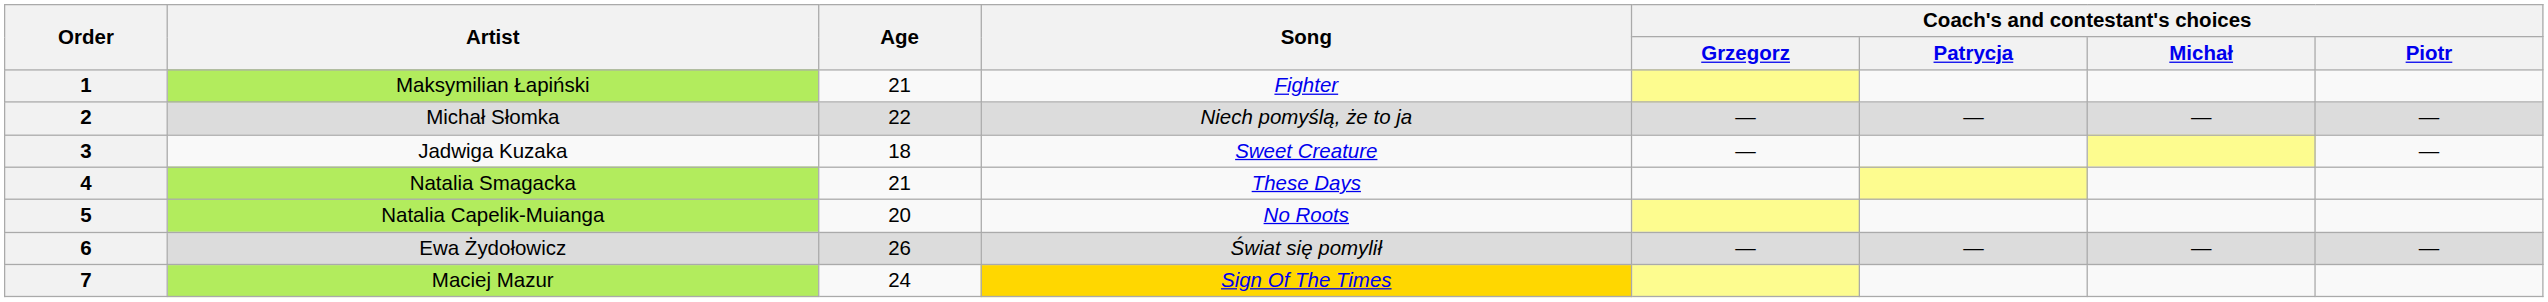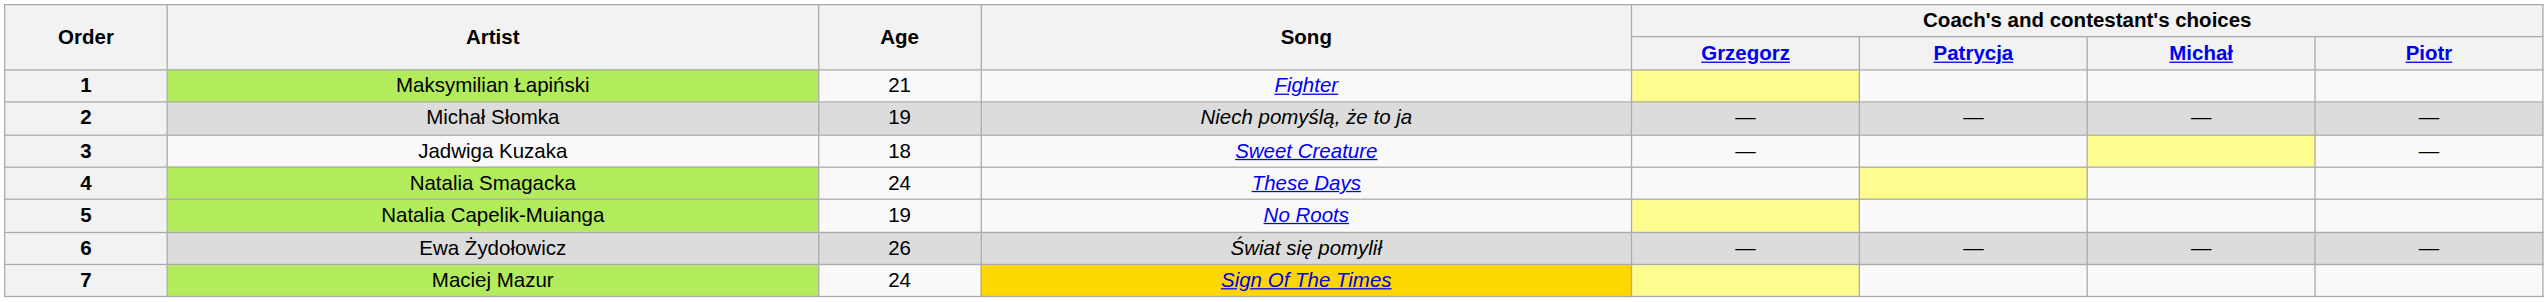(900, 118) 22 -> (900, 118) 19
(900, 183) 21 -> (900, 183) 24
(900, 215) 20 -> (900, 215) 19
